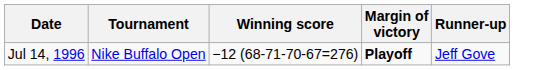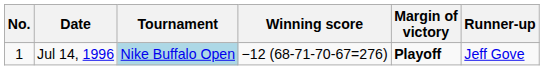+ column: (19, 24)
(148, 54) no background -> (178, 54) lightblue background
